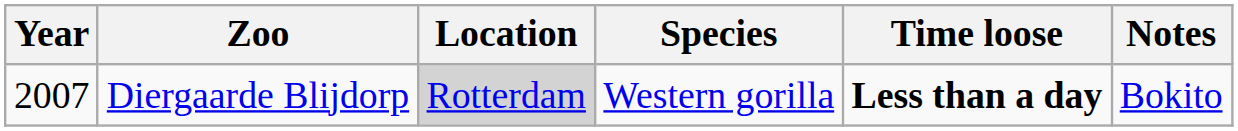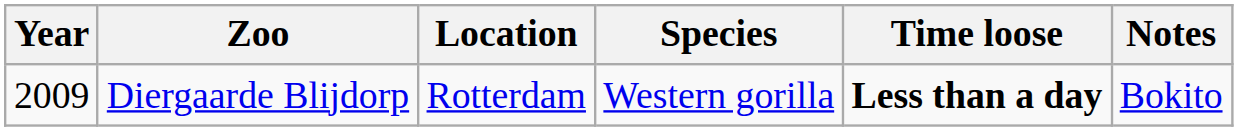(52, 94) 2007 -> (52, 94) 2009
(506, 94) lightgrey background -> (506, 94) no background
